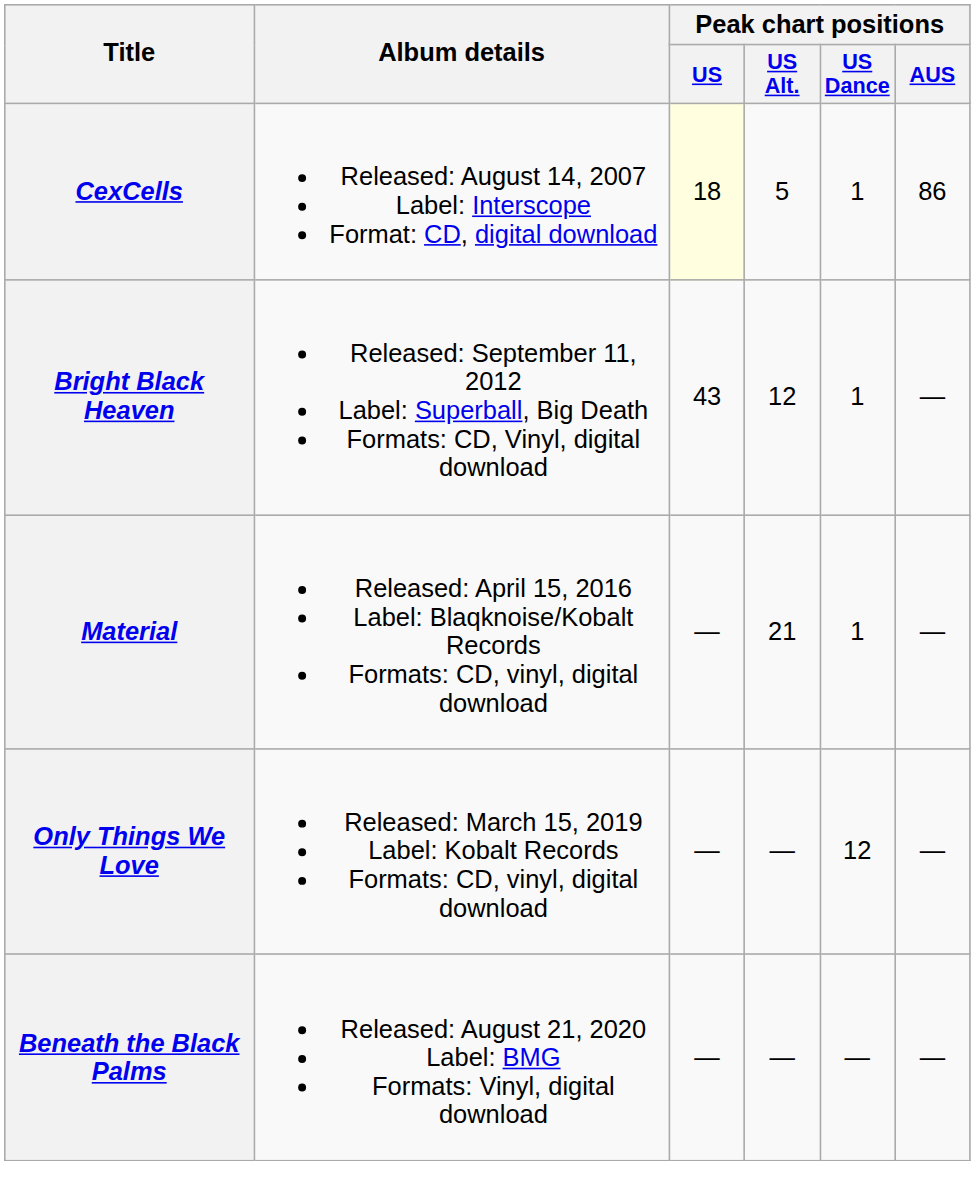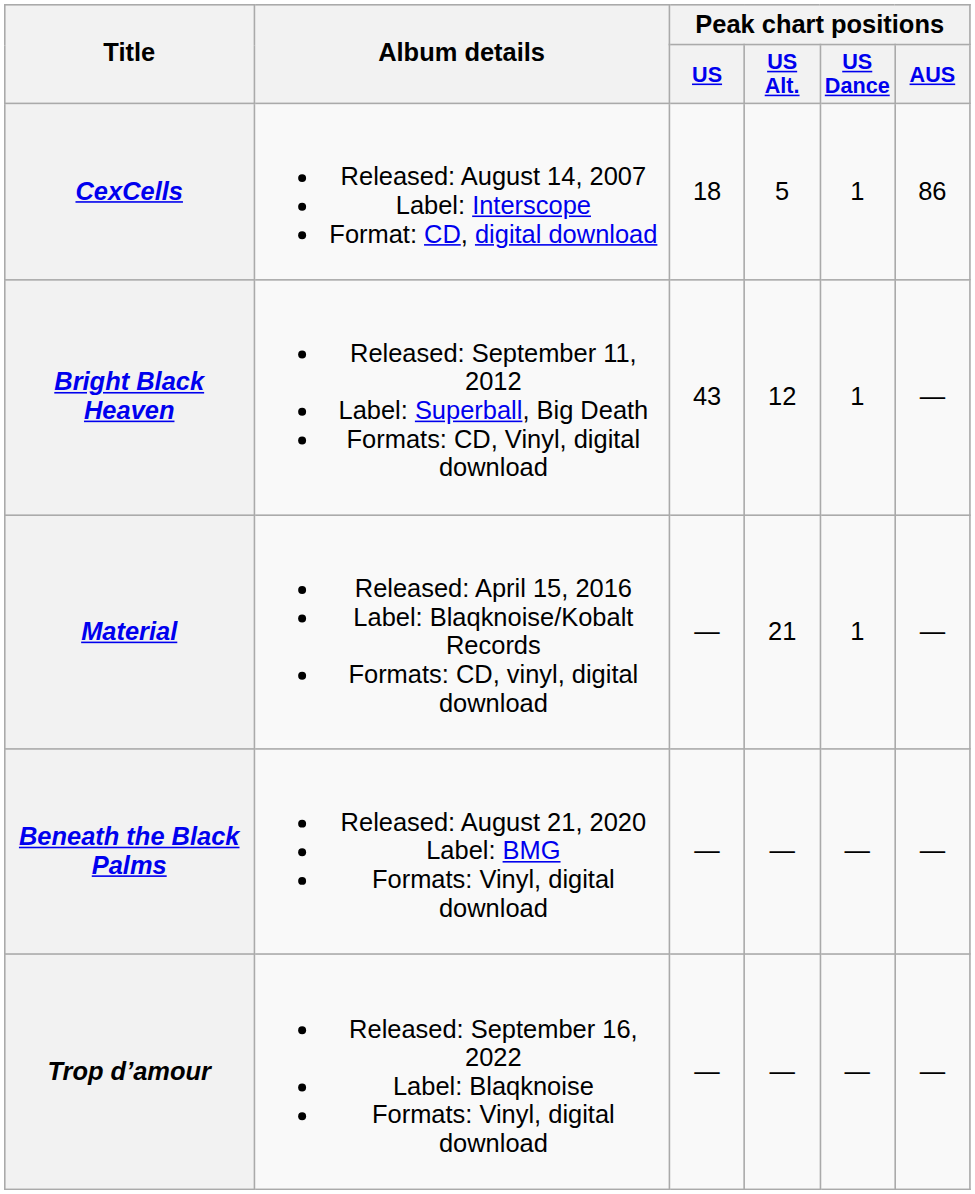(707, 191) lightyellow background -> (707, 191) no background
- row: (129, 851)
+ row: (129, 1071)
